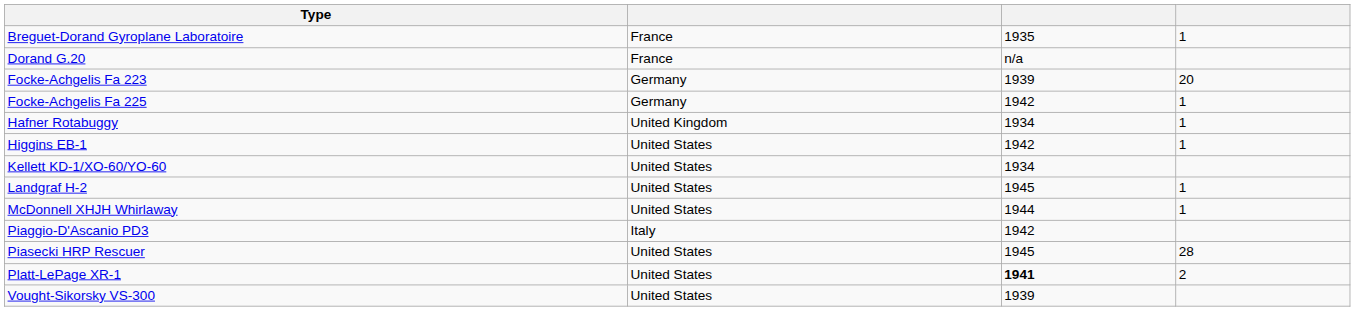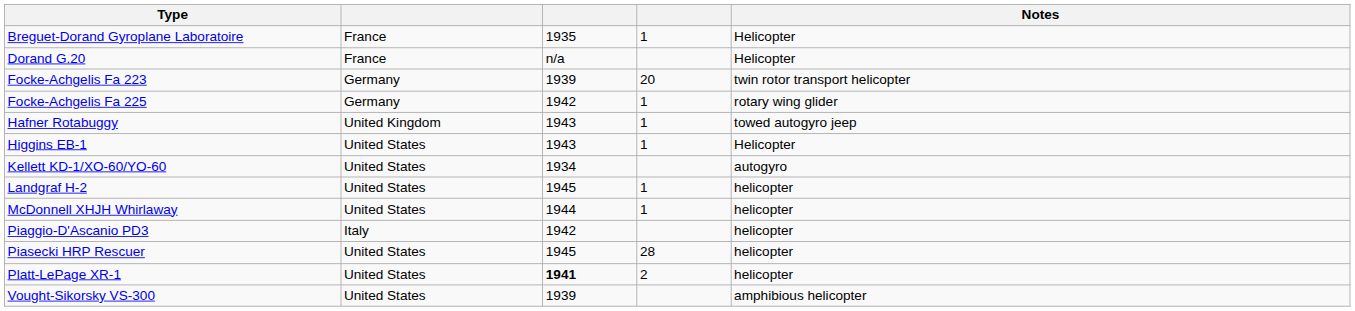+ column: (1040, 15)
(1019, 123) 1934 -> (561, 123) 1943
(1019, 144) 1942 -> (561, 144) 1943
